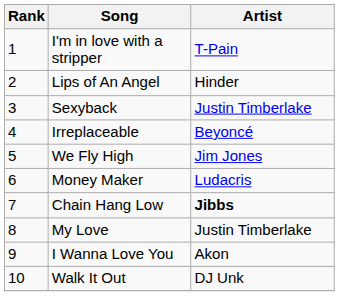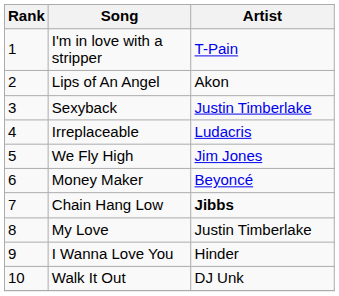(217, 82) Hinder -> (212, 82) Akon
(224, 131) Beyoncé -> (223, 131) Ludacris
(223, 180) Ludacris -> (224, 180) Beyoncé
(212, 253) Akon -> (217, 253) Hinder
